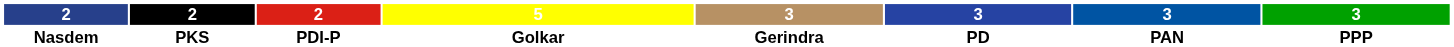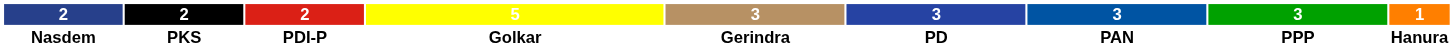+ column: (1420, 14)
